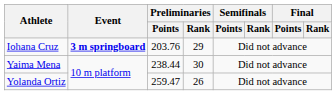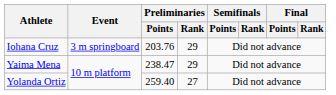(108, 47) bold -> (105, 47) normal
(166, 64) 238.44 -> (160, 64) 238.47
(198, 64) 30 -> (192, 64) 29
(166, 81) 259.47 -> (160, 81) 259.40
(198, 81) 26 -> (192, 81) 27
